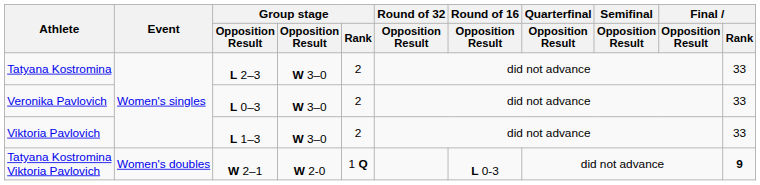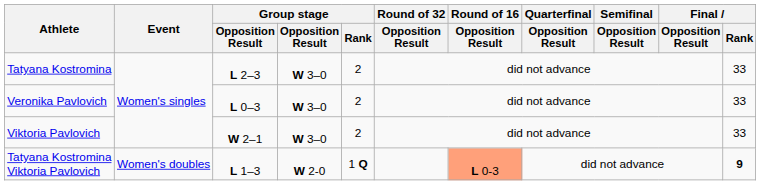(245, 139) L 1–3 -> (245, 139) W 2–1
(245, 171) W 2–1 -> (245, 171) L 1–3
(485, 171) no background -> (485, 171) lightsalmon background
